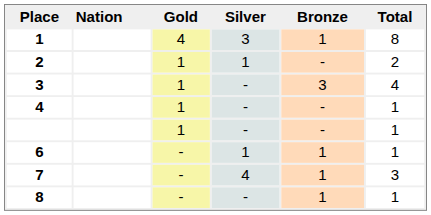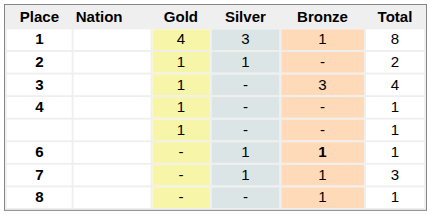(323, 152) normal -> (323, 152) bold
(245, 175) 4 -> (245, 175) 1
